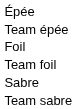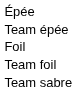- row: (22, 83)
